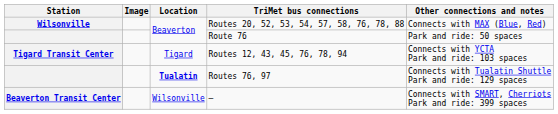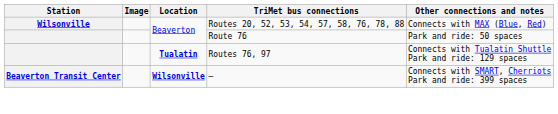- row: (278, 54)
(178, 98) normal -> (178, 76) bold
